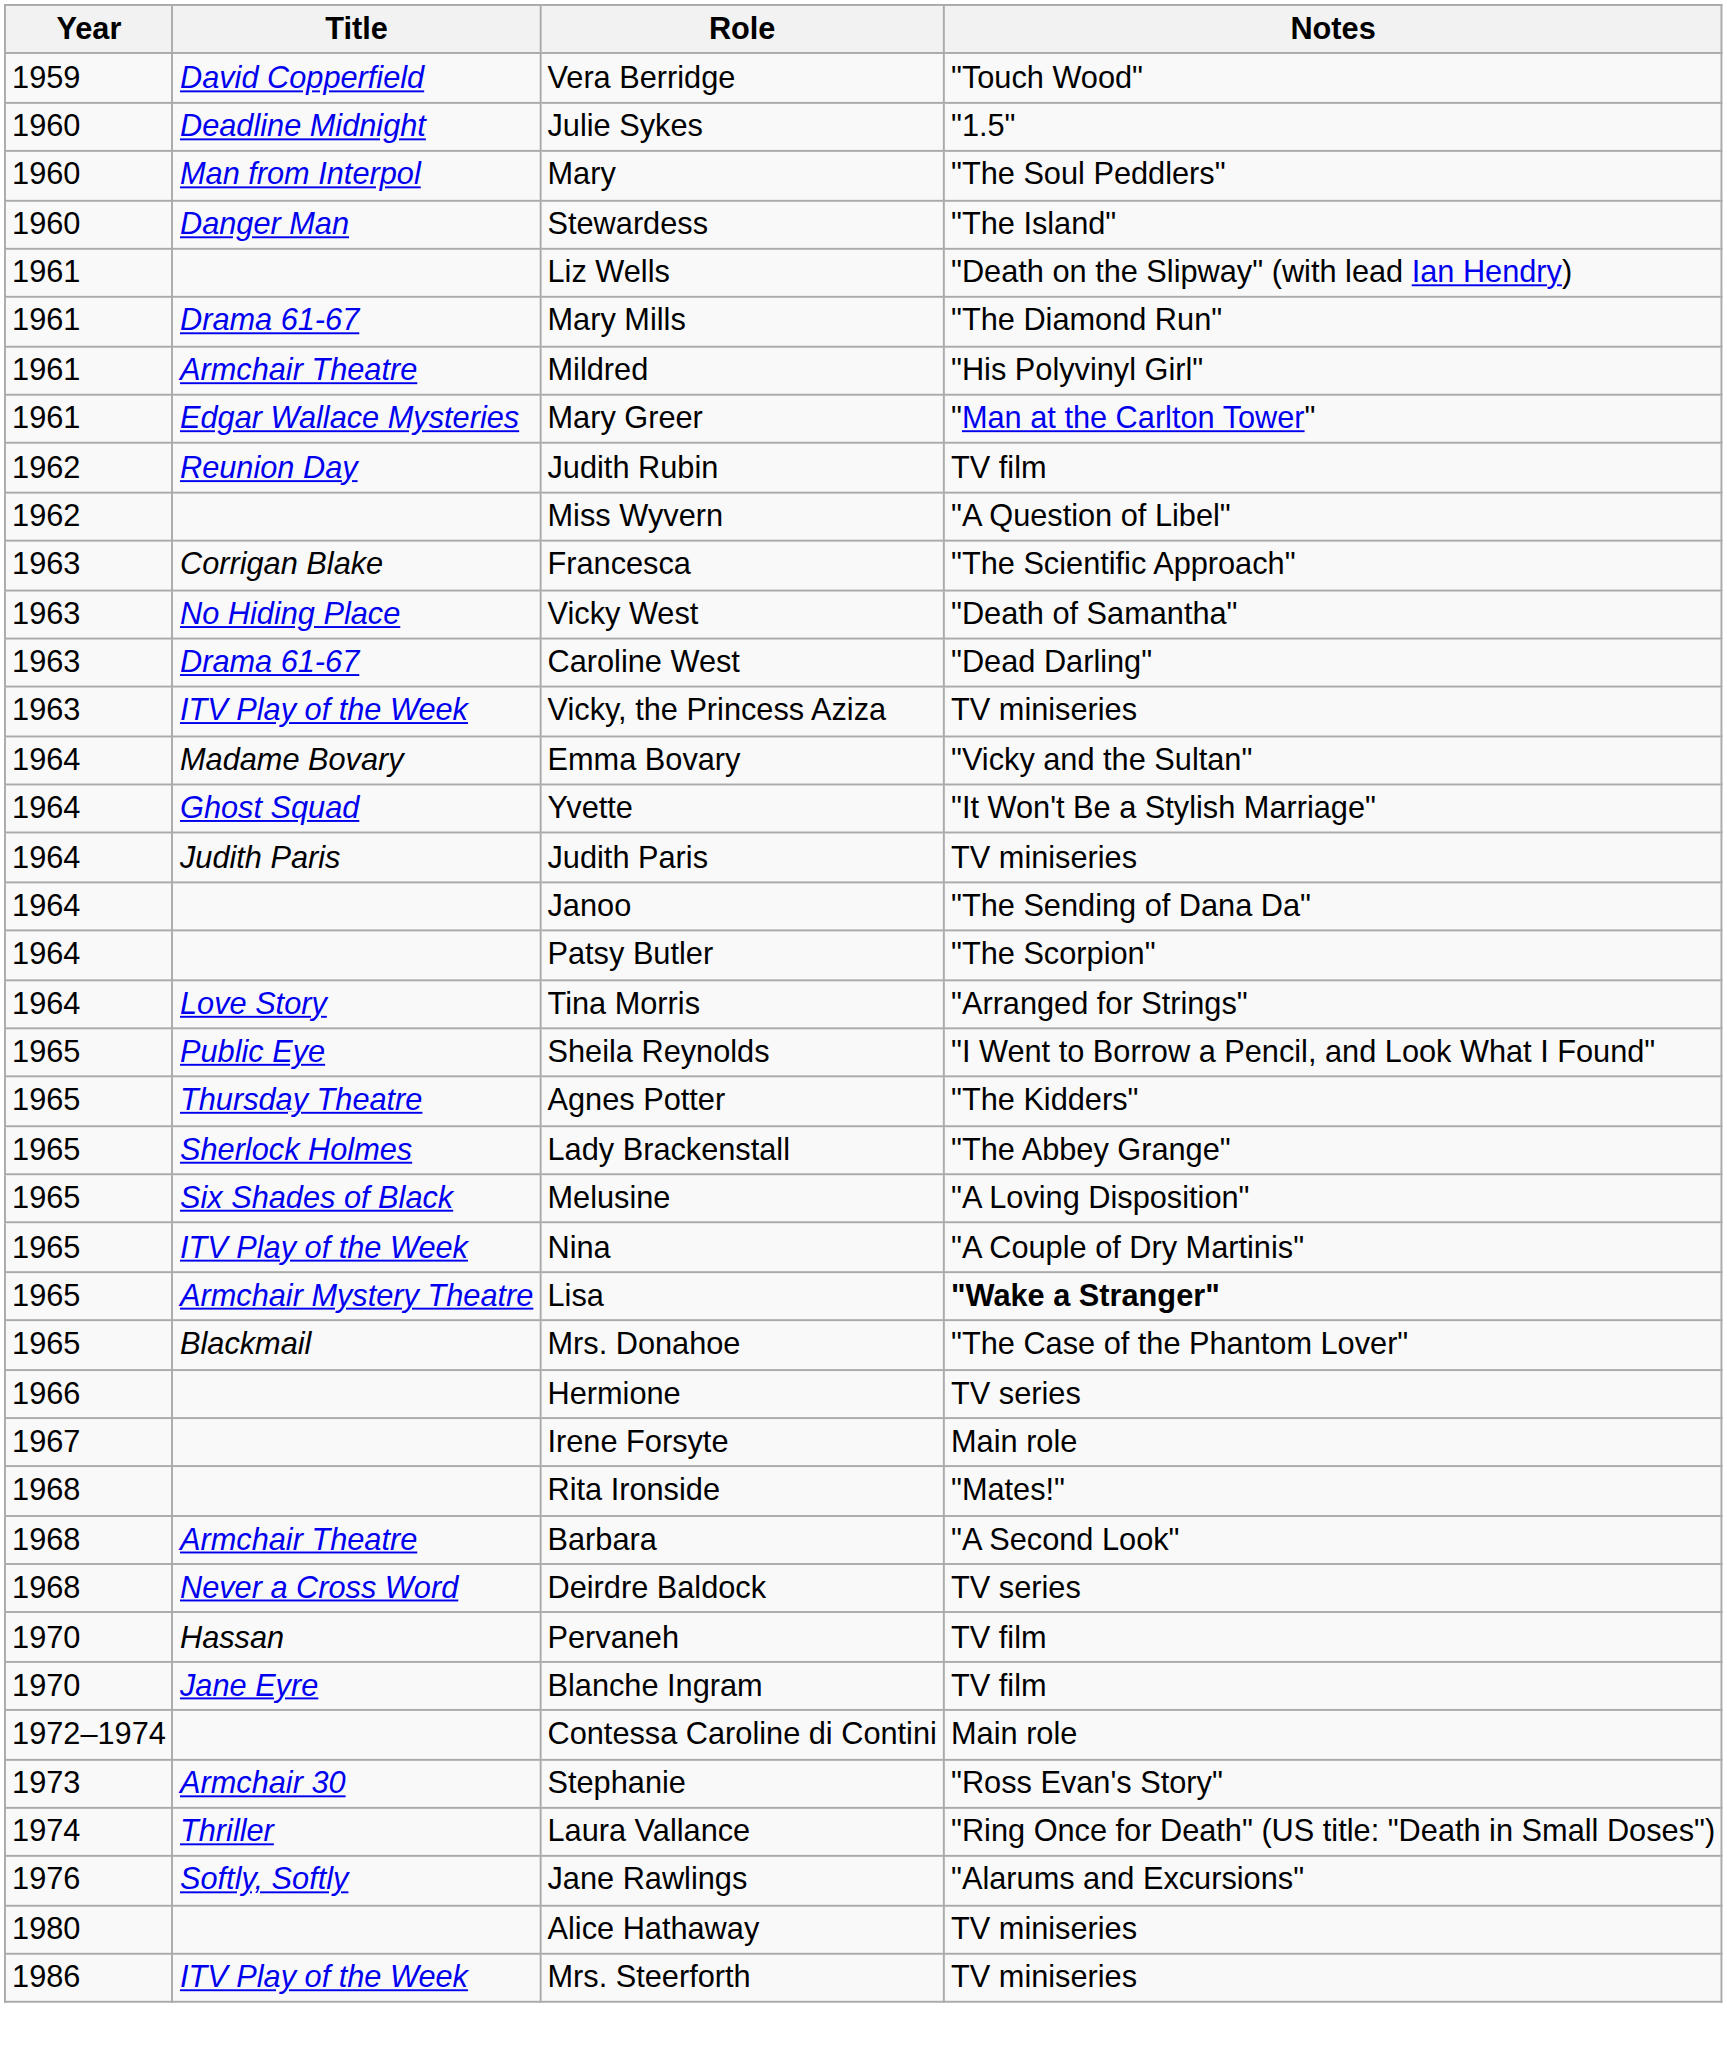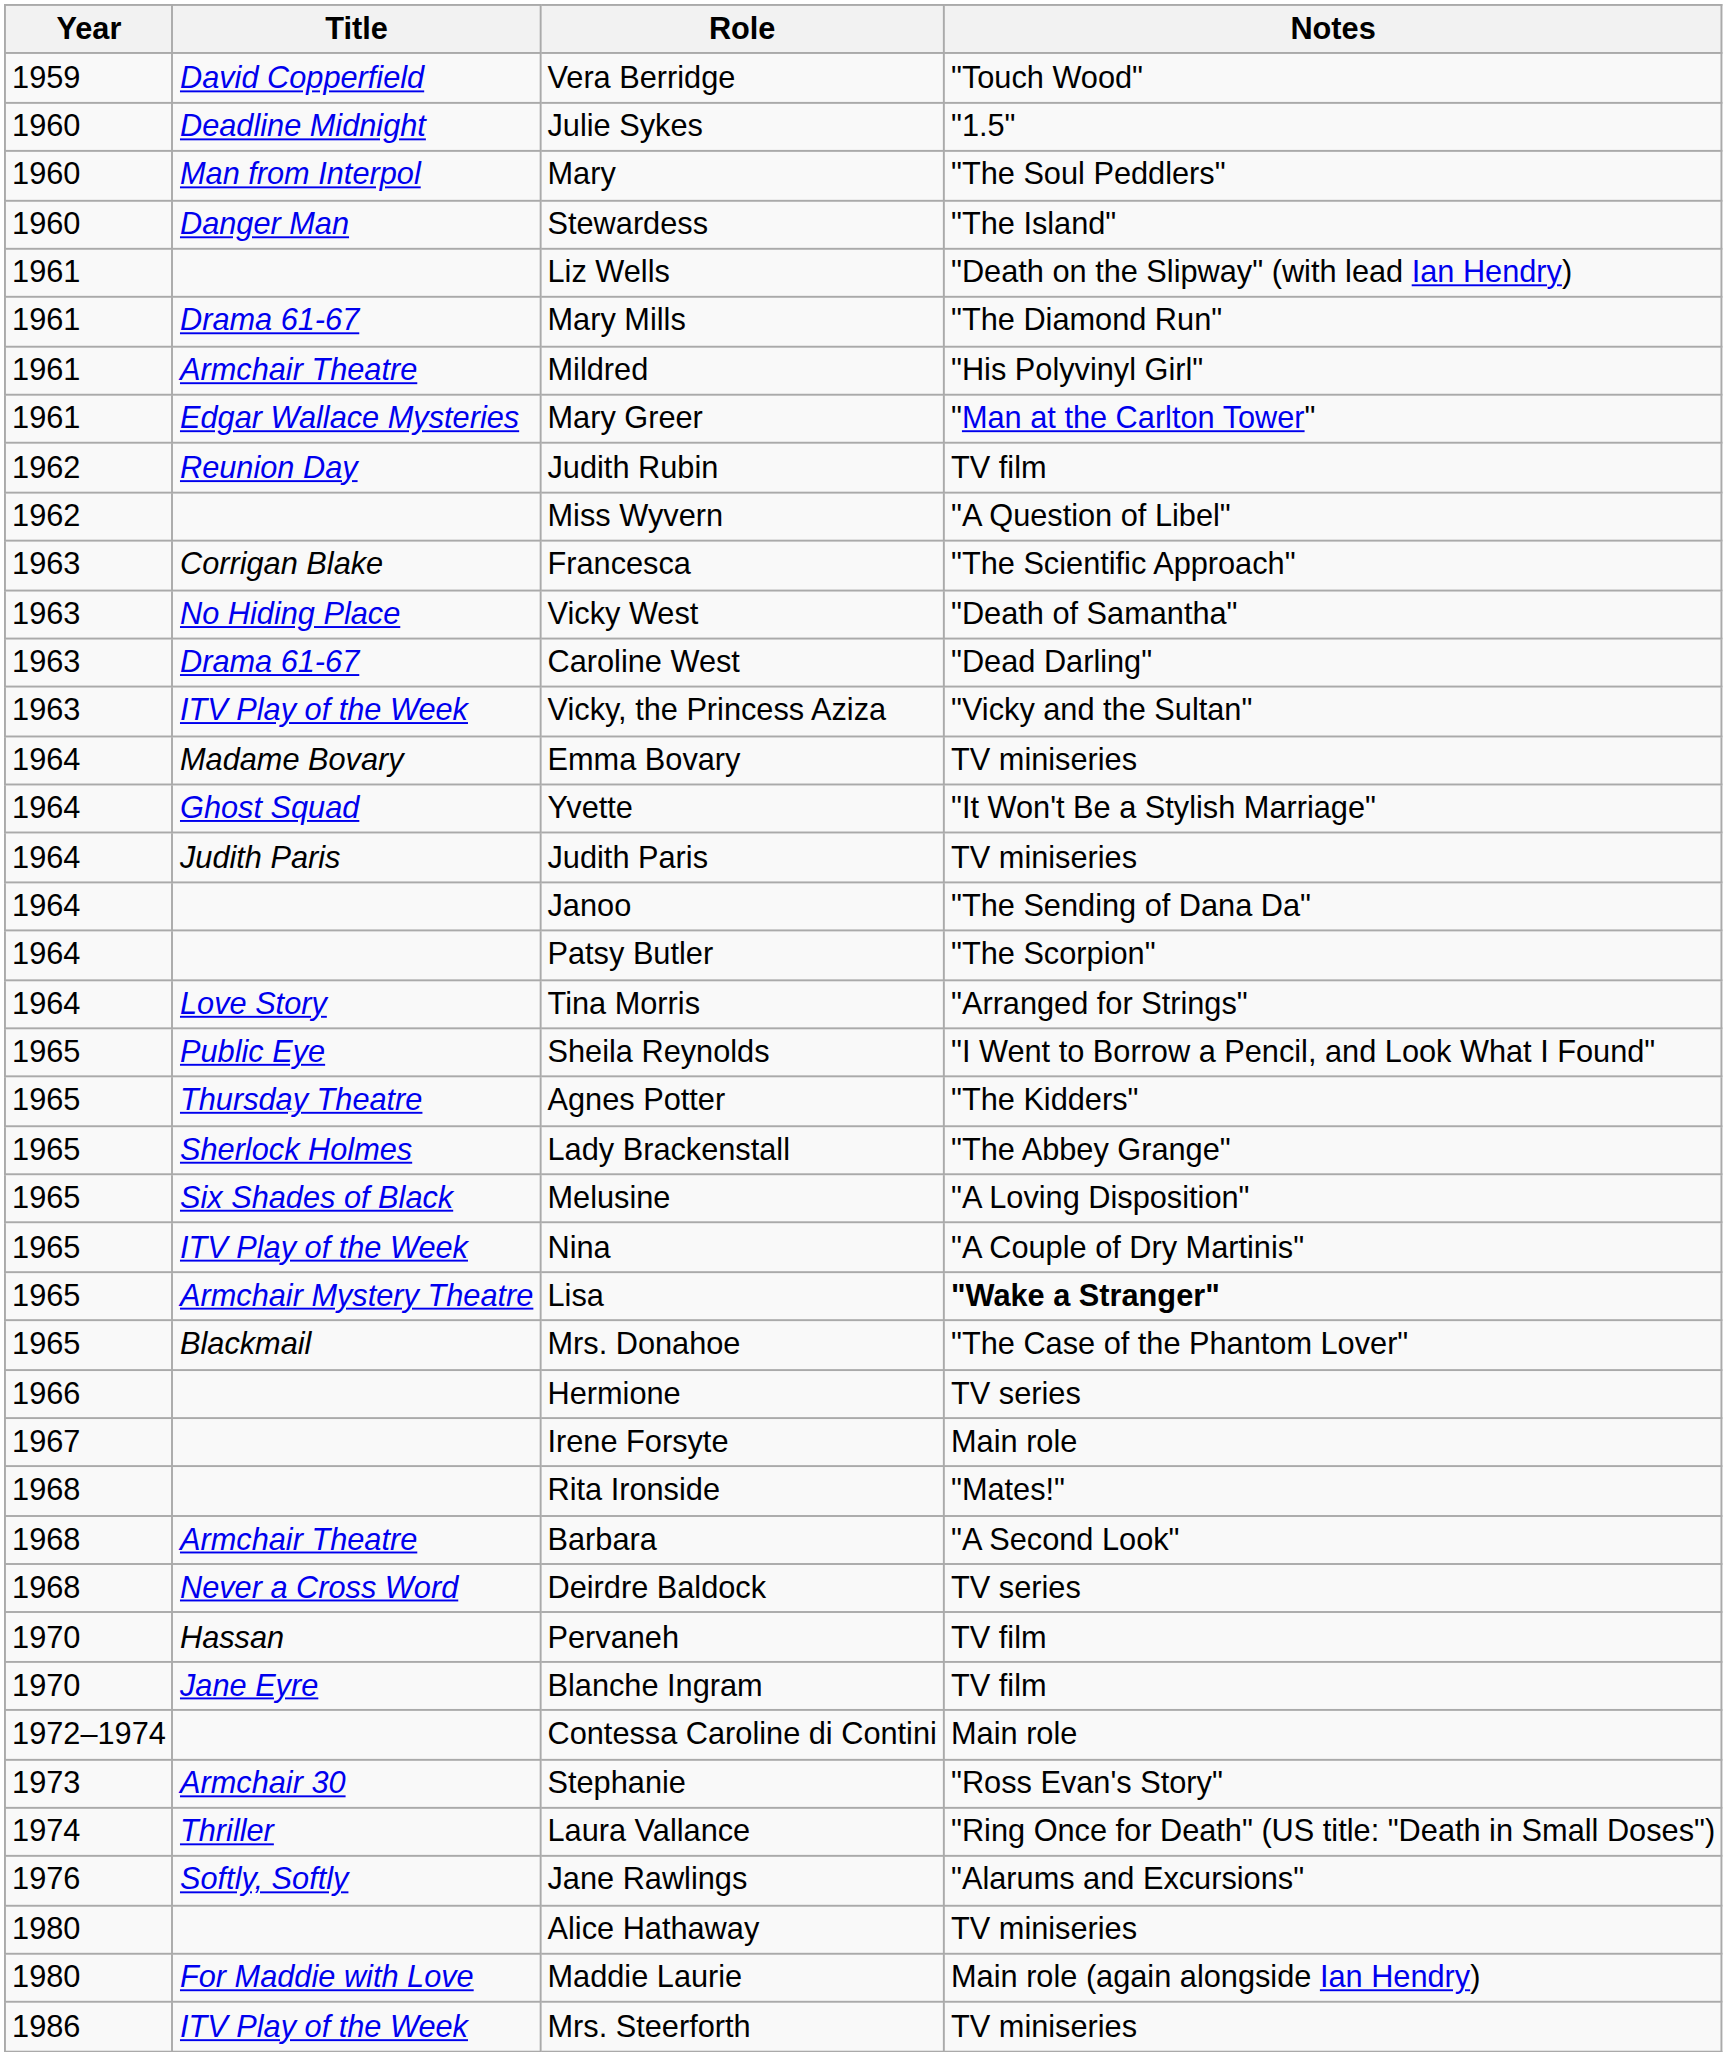(1044, 710) TV miniseries -> (1102, 710) "Vicky and the Sultan"
(1102, 759) "Vicky and the Sultan" -> (1044, 759) TV miniseries
+ row: (645, 1977)
